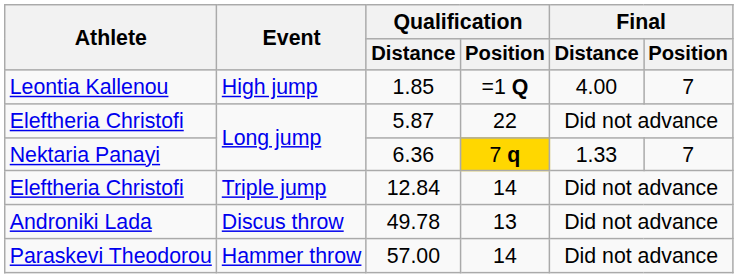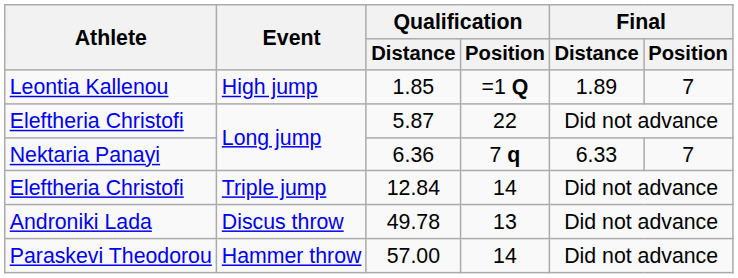(596, 87) 4.00 -> (596, 87) 1.89
(505, 155) gold background -> (505, 155) no background
(596, 155) 1.33 -> (596, 155) 6.33
